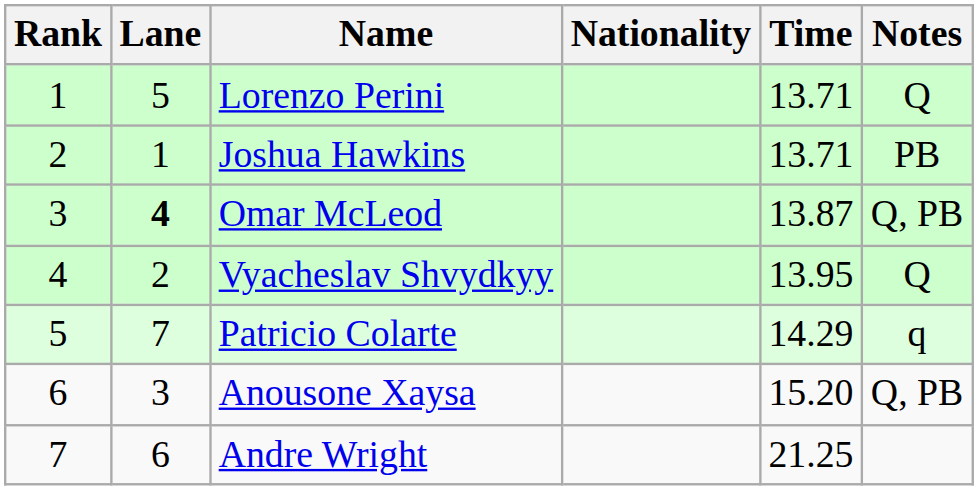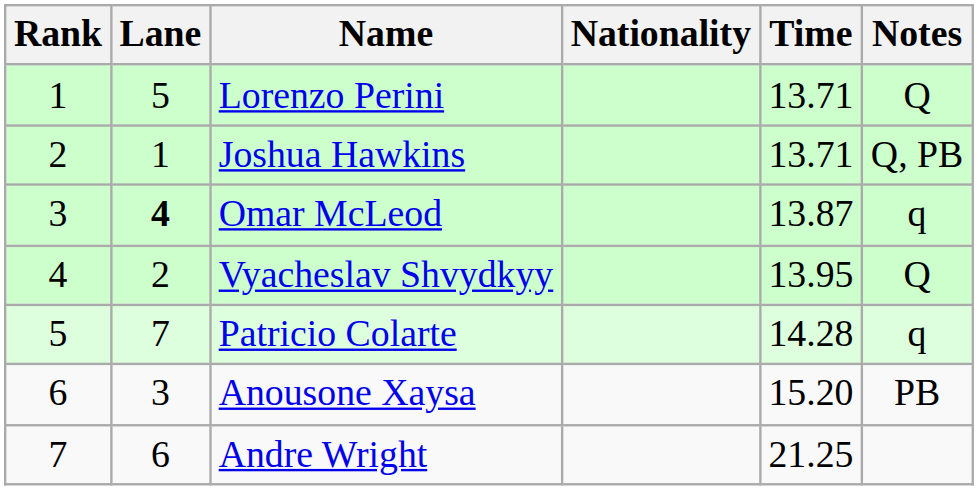(917, 154) PB -> (917, 154) Q, PB
(917, 214) Q, PB -> (917, 214) q
(811, 333) 14.29 -> (811, 333) 14.28
(917, 393) Q, PB -> (917, 393) PB
